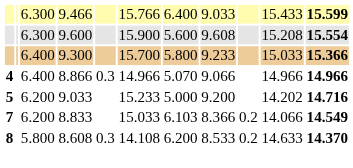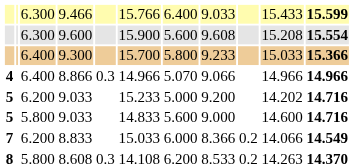+ row: (38, 117)
(181, 117) 6.103 -> (181, 138) 6.000
(282, 138) 14.633 -> (282, 159) 14.263
